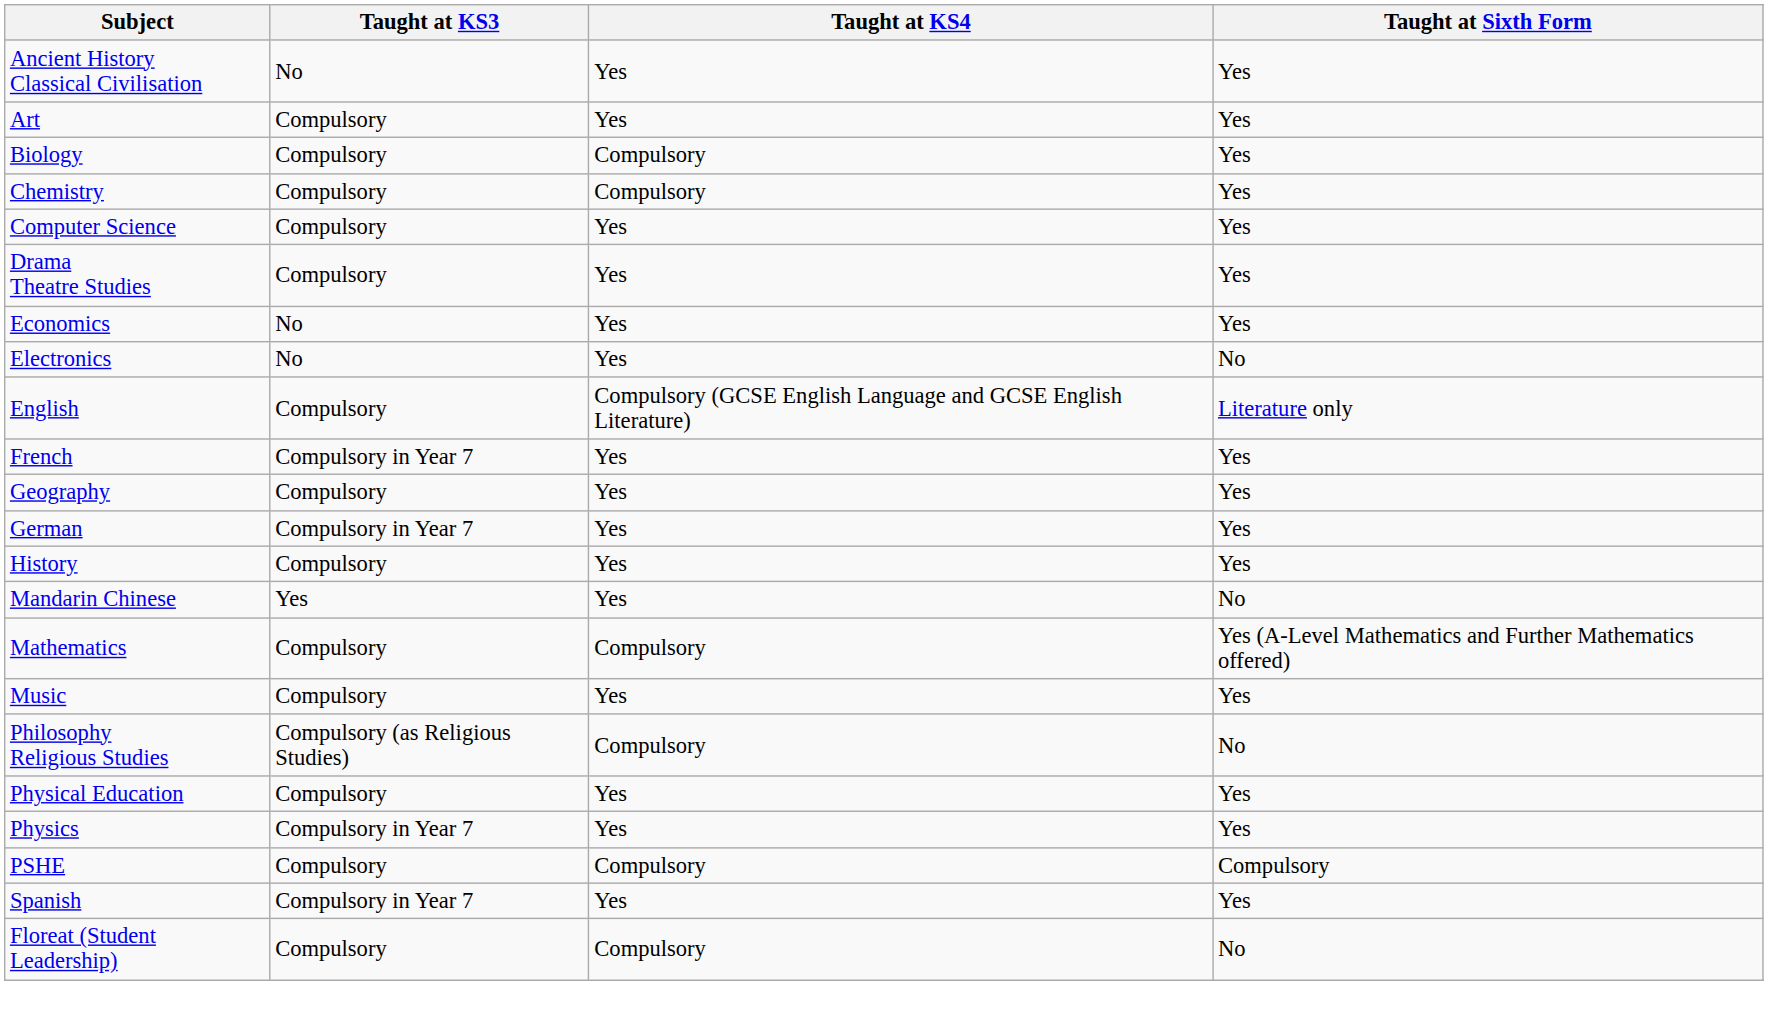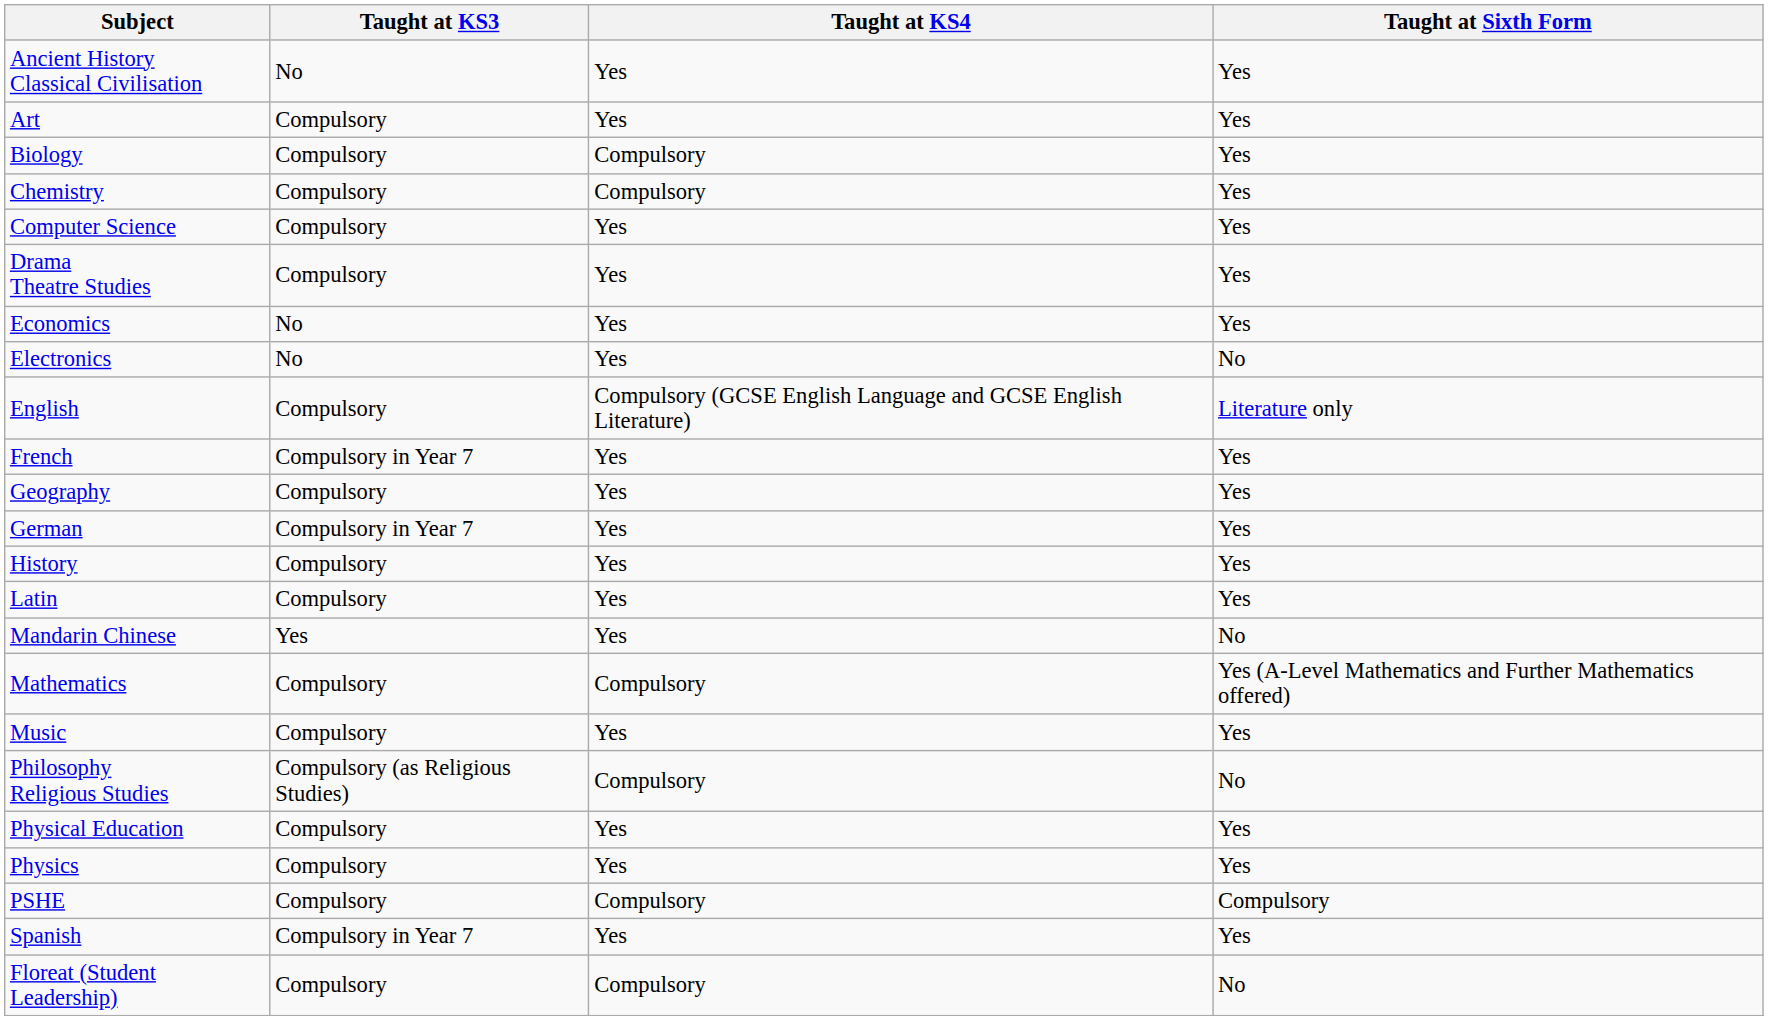+ row: (34, 599)
(374, 829) Compulsory in Year 7 -> (331, 864) Compulsory
